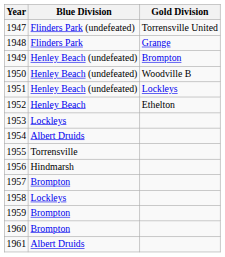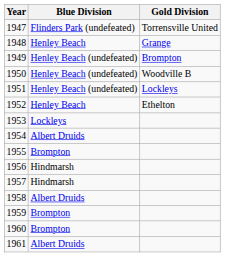(57, 43) Flinders Park -> (58, 43) Henley Beach
(54, 151) Torrensville -> (50, 151) Brompton
(50, 182) Brompton -> (52, 182) Hindmarsh
(48, 197) Lockleys -> (58, 197) Albert Druids
